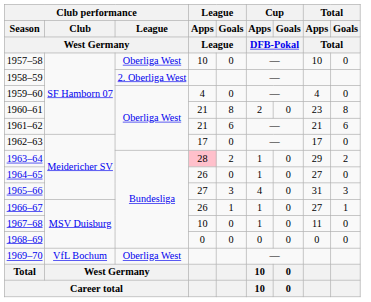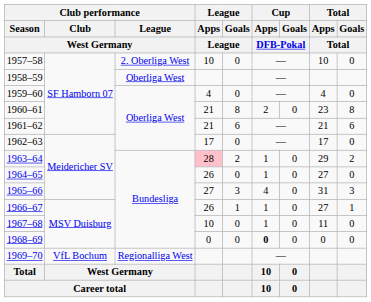(152, 61) Oberliga West -> (155, 61) 2. Oberliga West
(152, 77) 2. Oberliga West -> (155, 77) Oberliga West
(260, 239) normal -> (266, 239) bold
(152, 256) Oberliga West -> (155, 256) Regionalliga West
